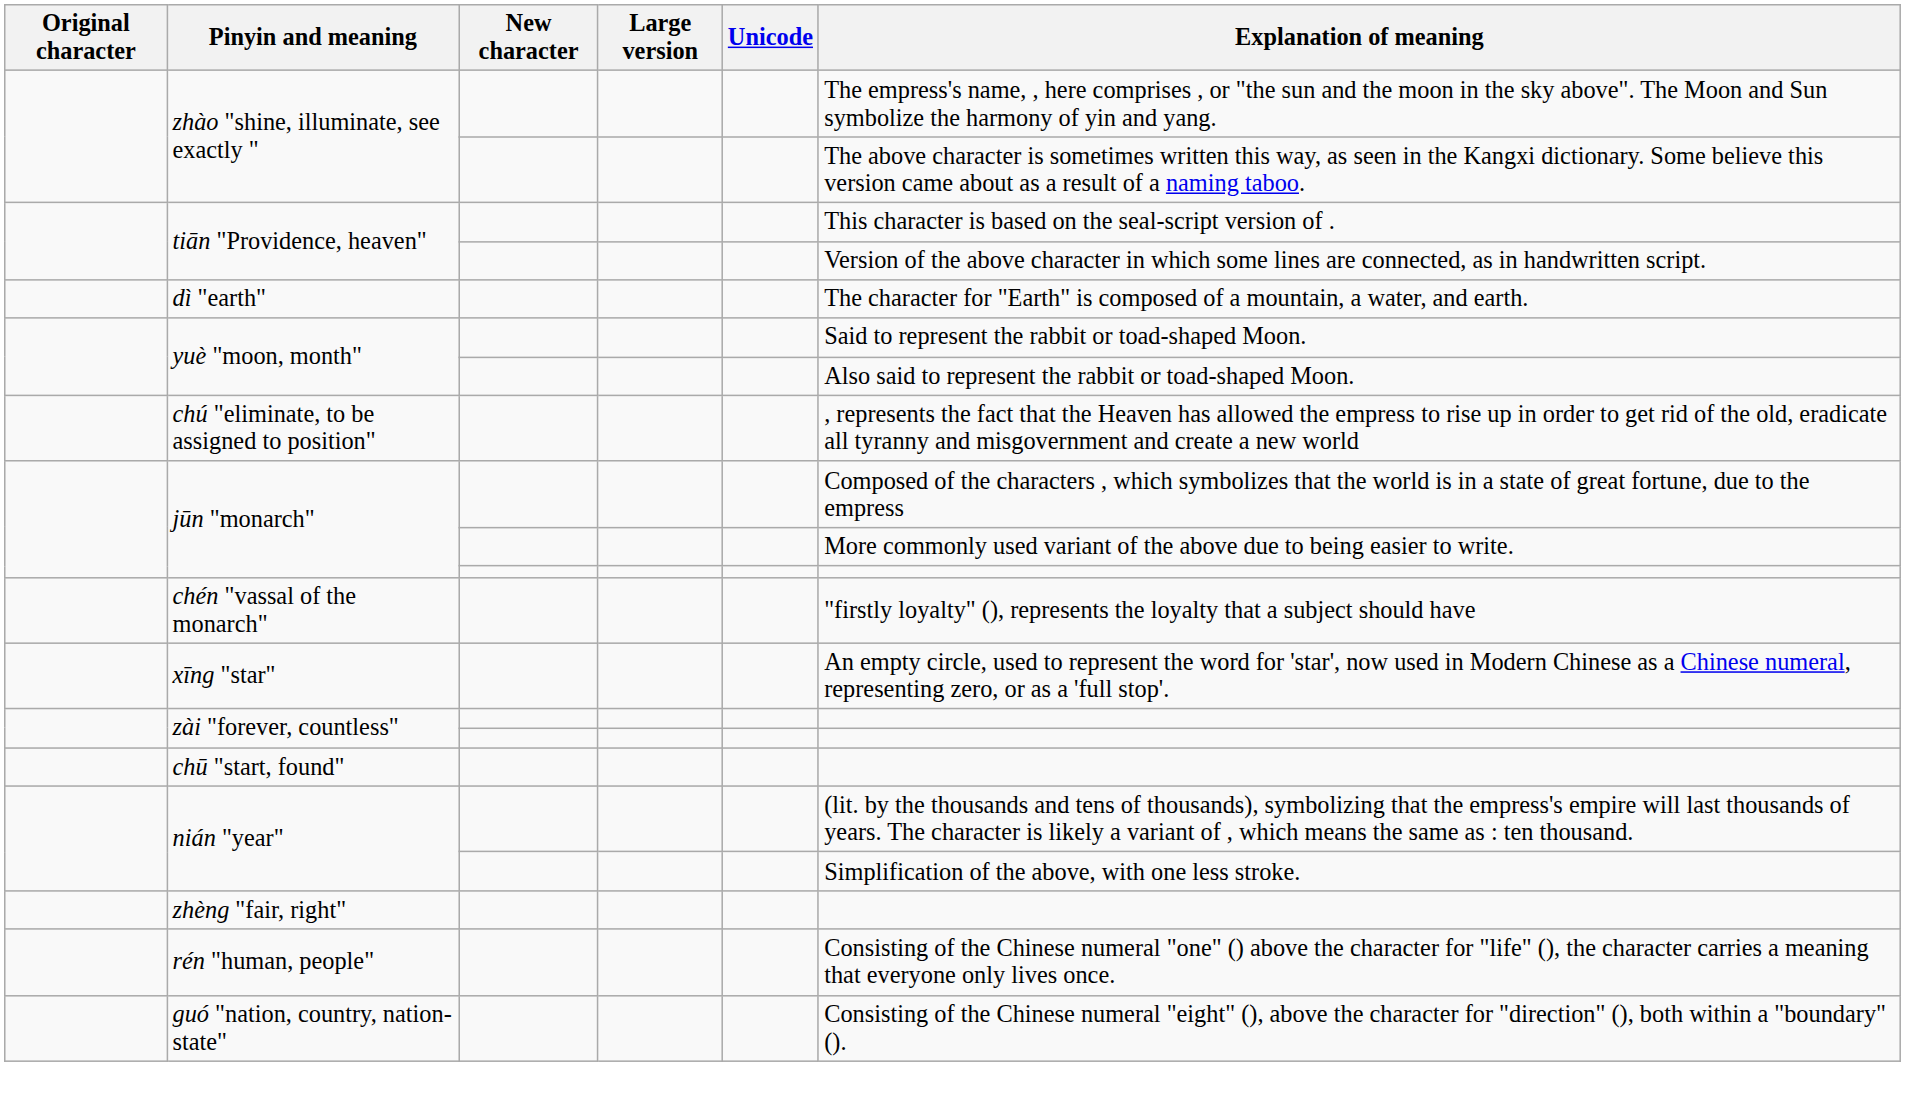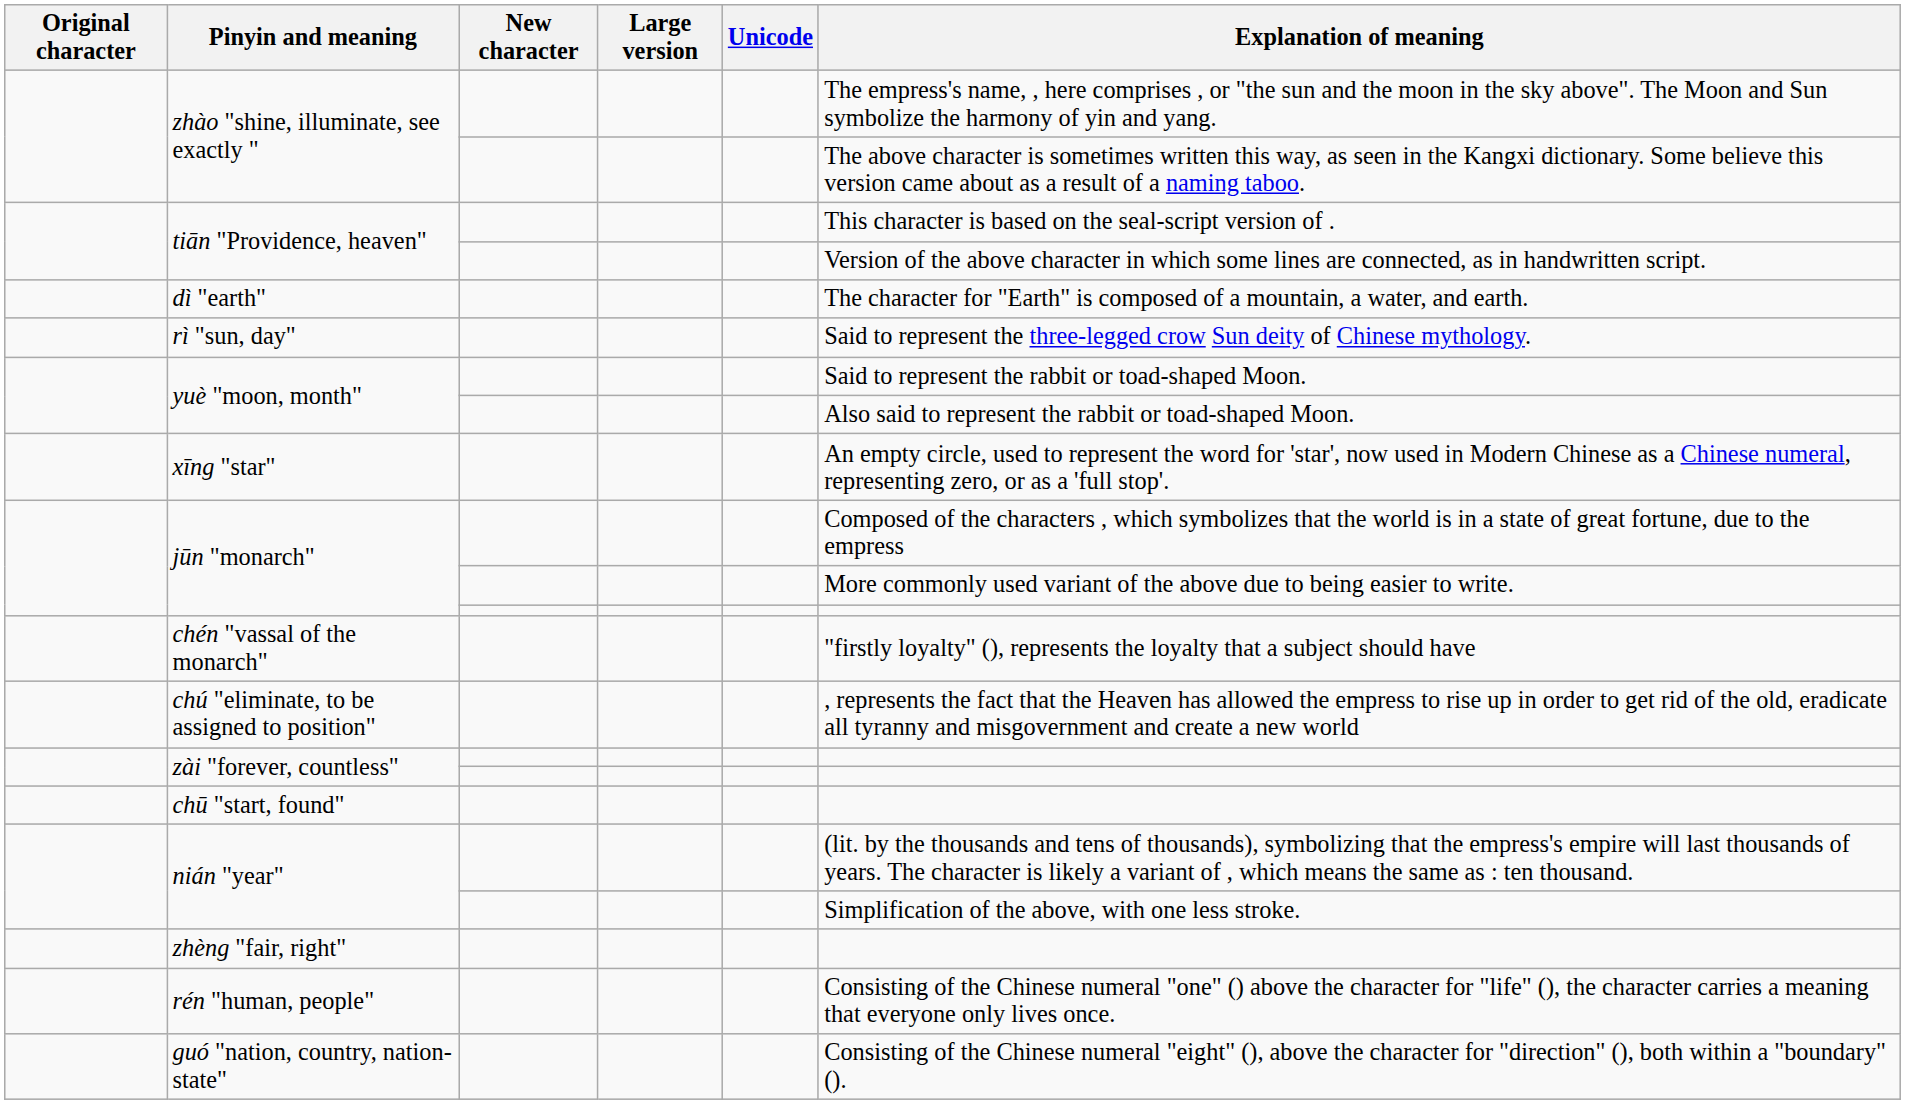+ row: (86, 338)
rows swapped: (86, 676) <-> (86, 428)
